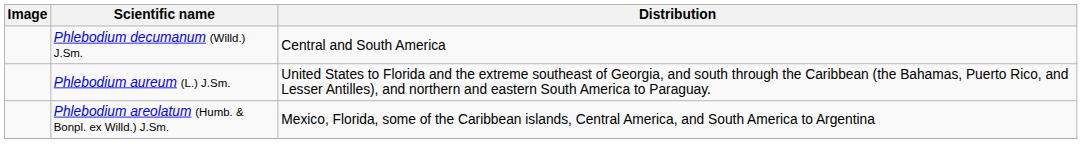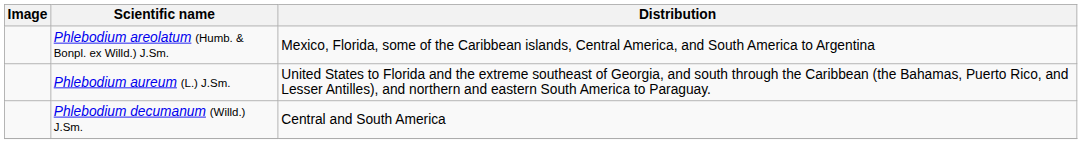rows swapped: (149, 119) <-> (150, 44)
